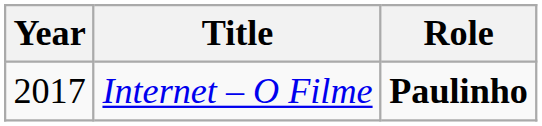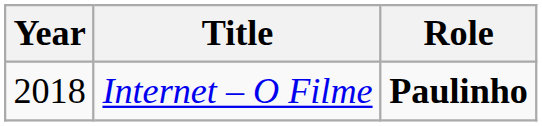(50, 90) 2017 -> (50, 90) 2018
